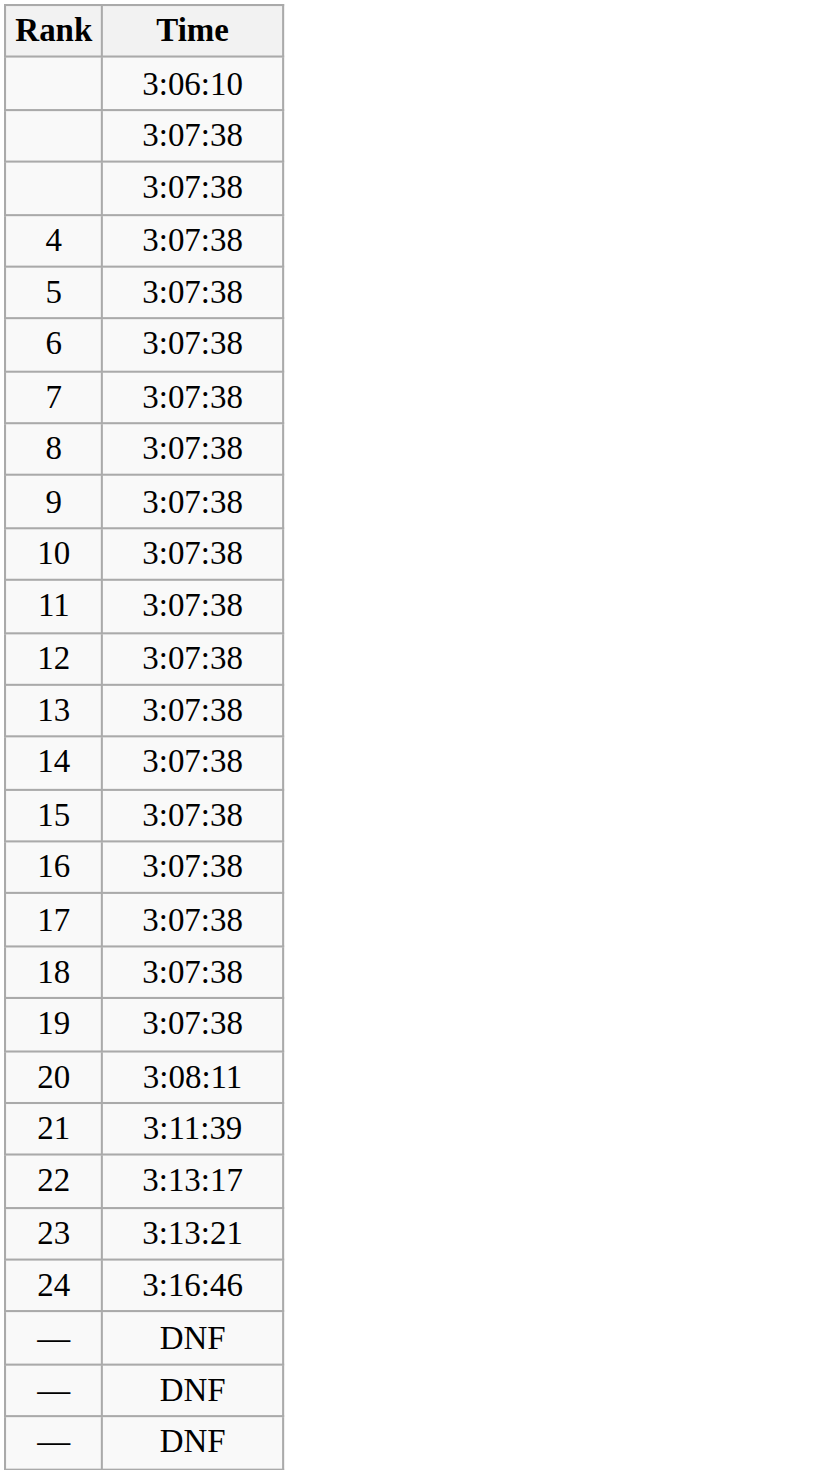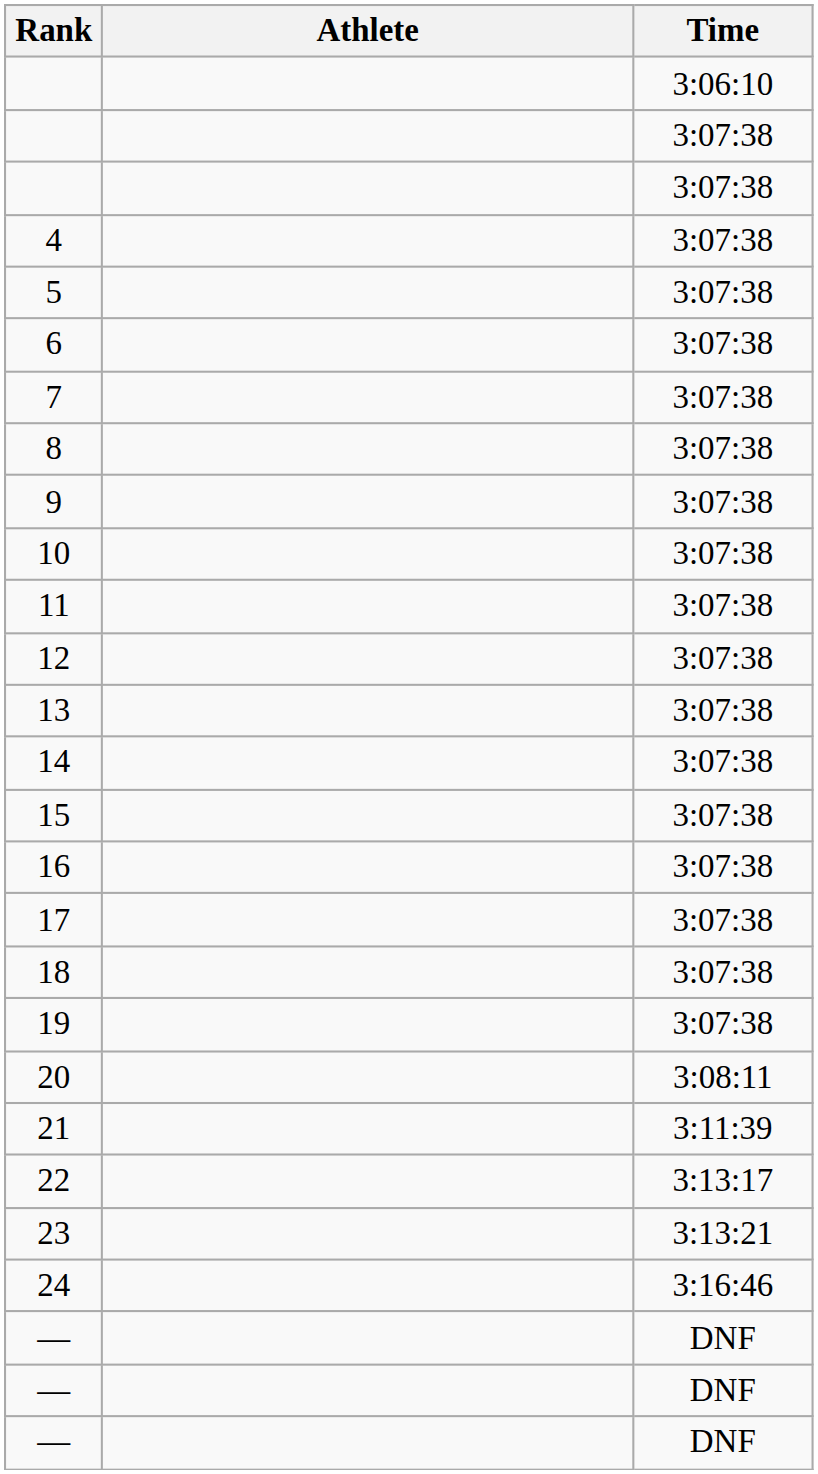+ column: (368, 30)
